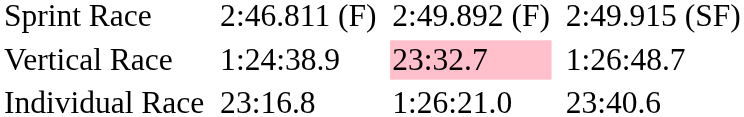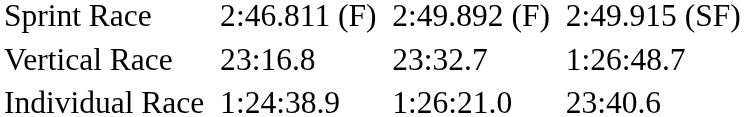(280, 59) 1:24:38.9 -> (268, 59) 23:16.8
(440, 59) pink background -> (440, 59) no background
(268, 102) 23:16.8 -> (280, 102) 1:24:38.9
